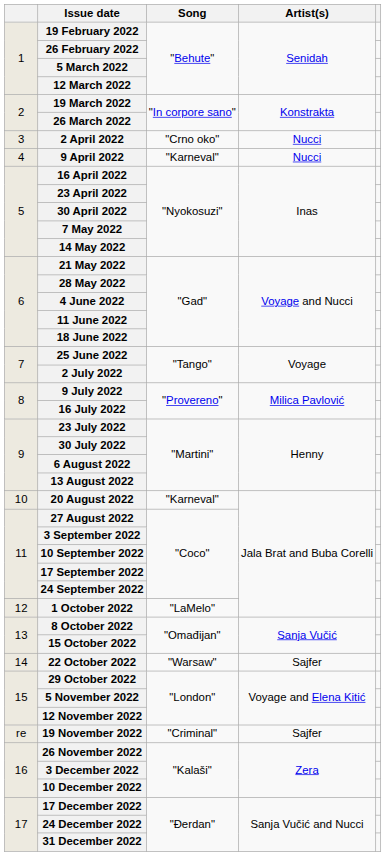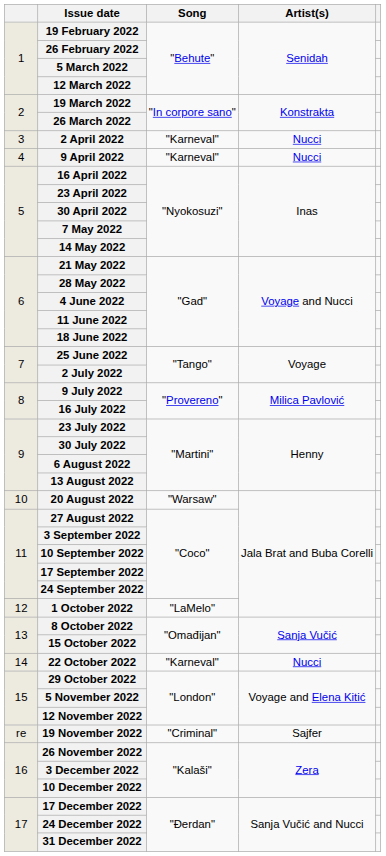(192, 139) "Crno oko" -> (192, 139) "Karneval"
(192, 499) "Karneval" -> (192, 499) "Warsaw"
(192, 662) "Warsaw" -> (192, 662) "Karneval"
(307, 662) Sajfer -> (307, 662) Nucci
